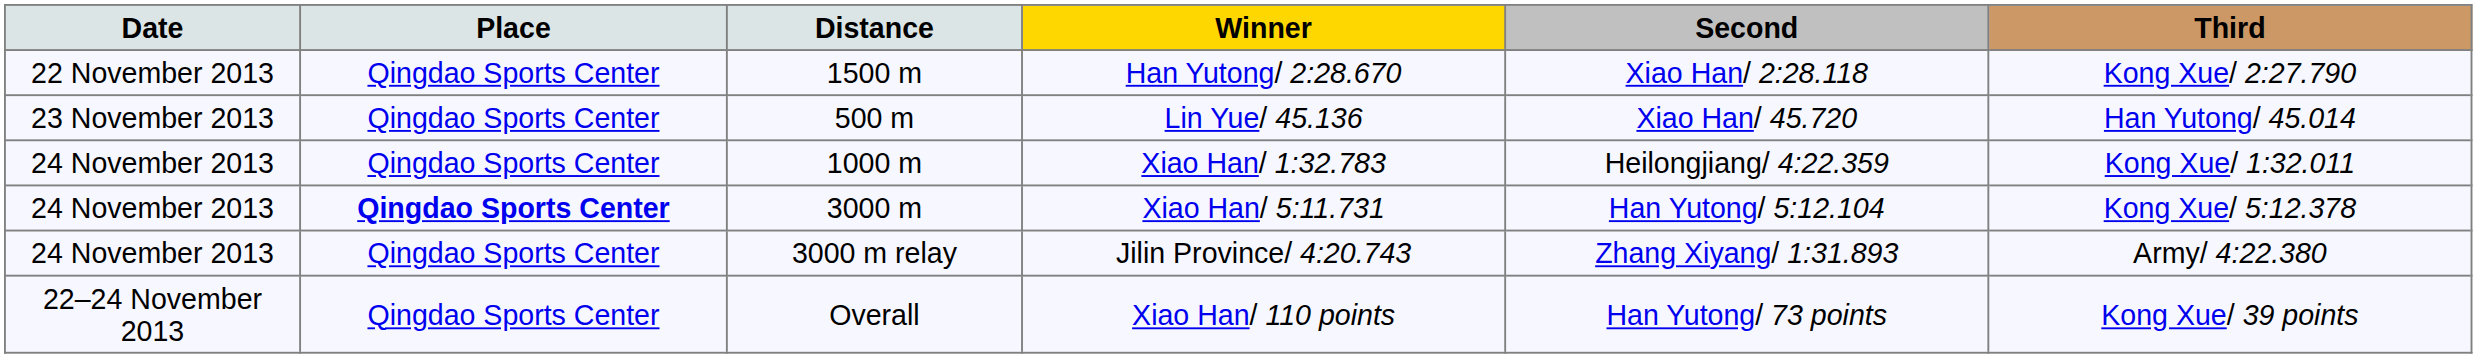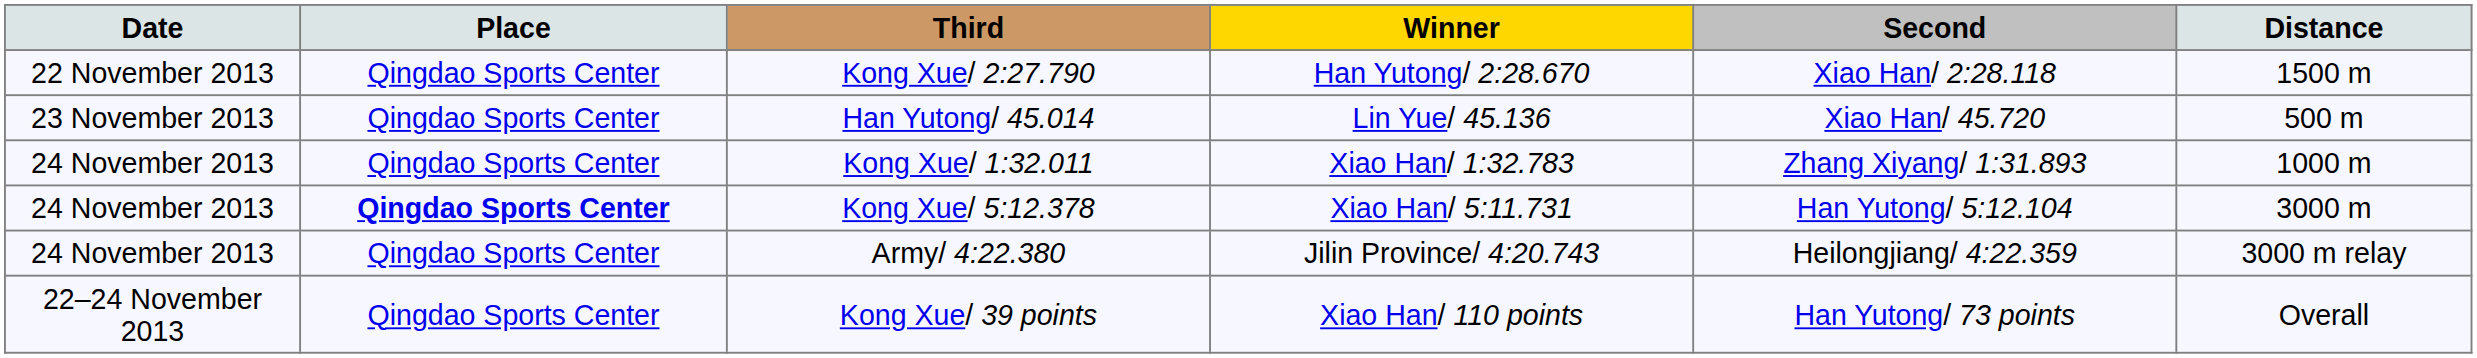columns swapped: (874, 27) <-> (2230, 27)
(1747, 163) Heilongjiang/ 4:22.359 -> (1935, 163) Zhang Xiyang/ 1:31.893
(1747, 253) Zhang Xiyang/ 1:31.893 -> (1935, 253) Heilongjiang/ 4:22.359
